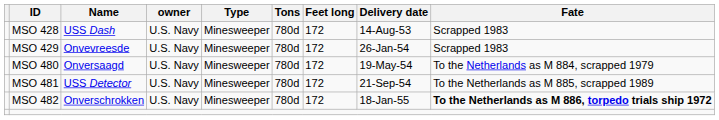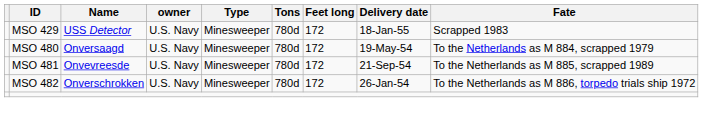- row: (35, 30)
(97, 48) Onvevreesde -> (97, 30) USS Detector
(384, 48) 26-Jan-54 -> (384, 30) 18-Jan-55
(97, 83) USS Detector -> (97, 65) Onvevreesde
(384, 100) 18-Jan-55 -> (384, 83) 26-Jan-54
(572, 100) bold -> (564, 83) normal
